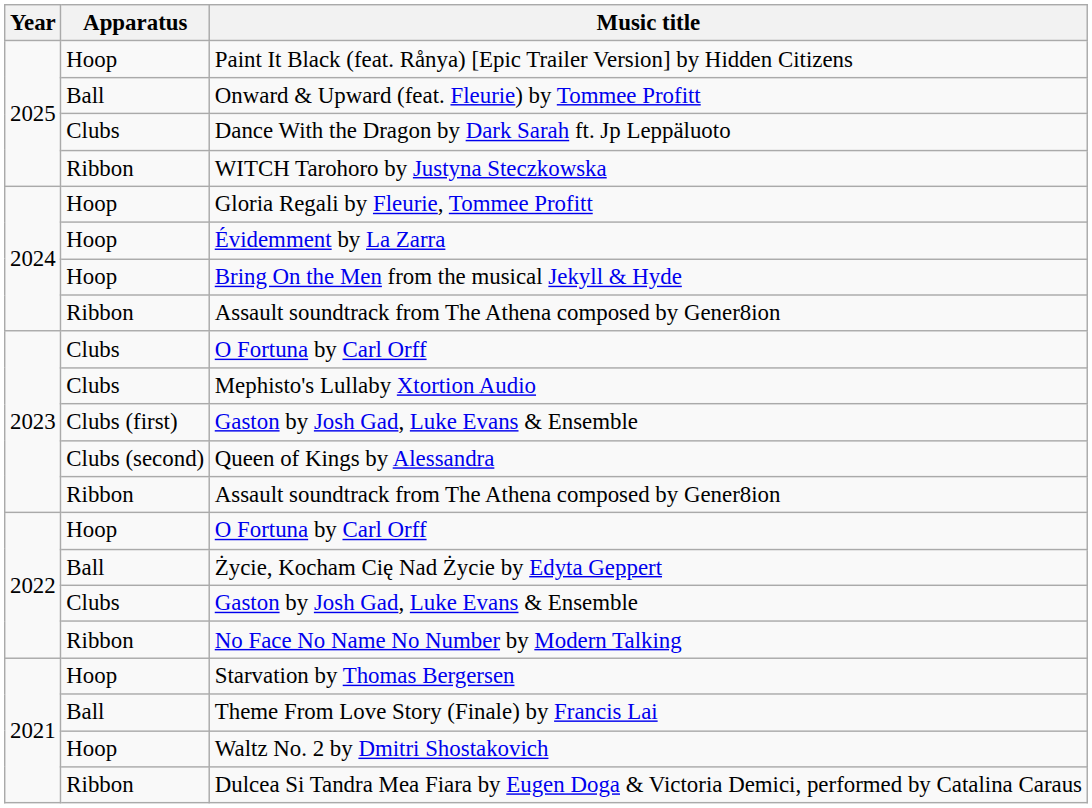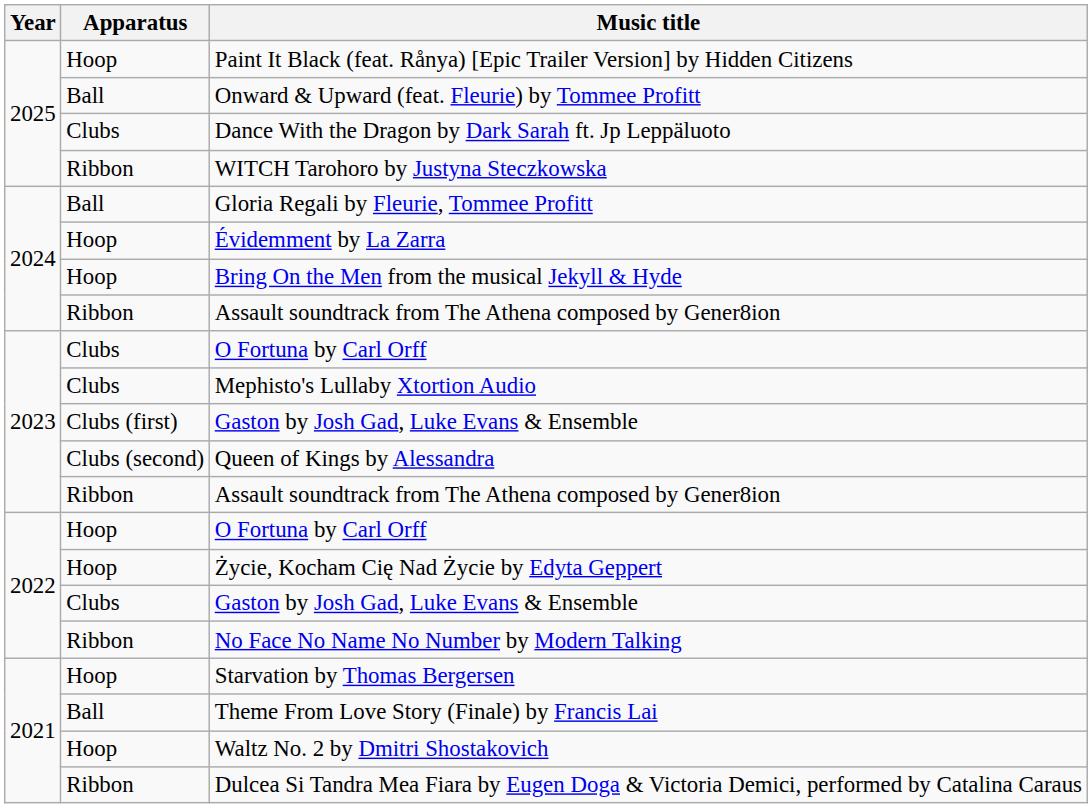(92, 204) Hoop -> (85, 204) Ball
(85, 566) Ball -> (92, 566) Hoop
